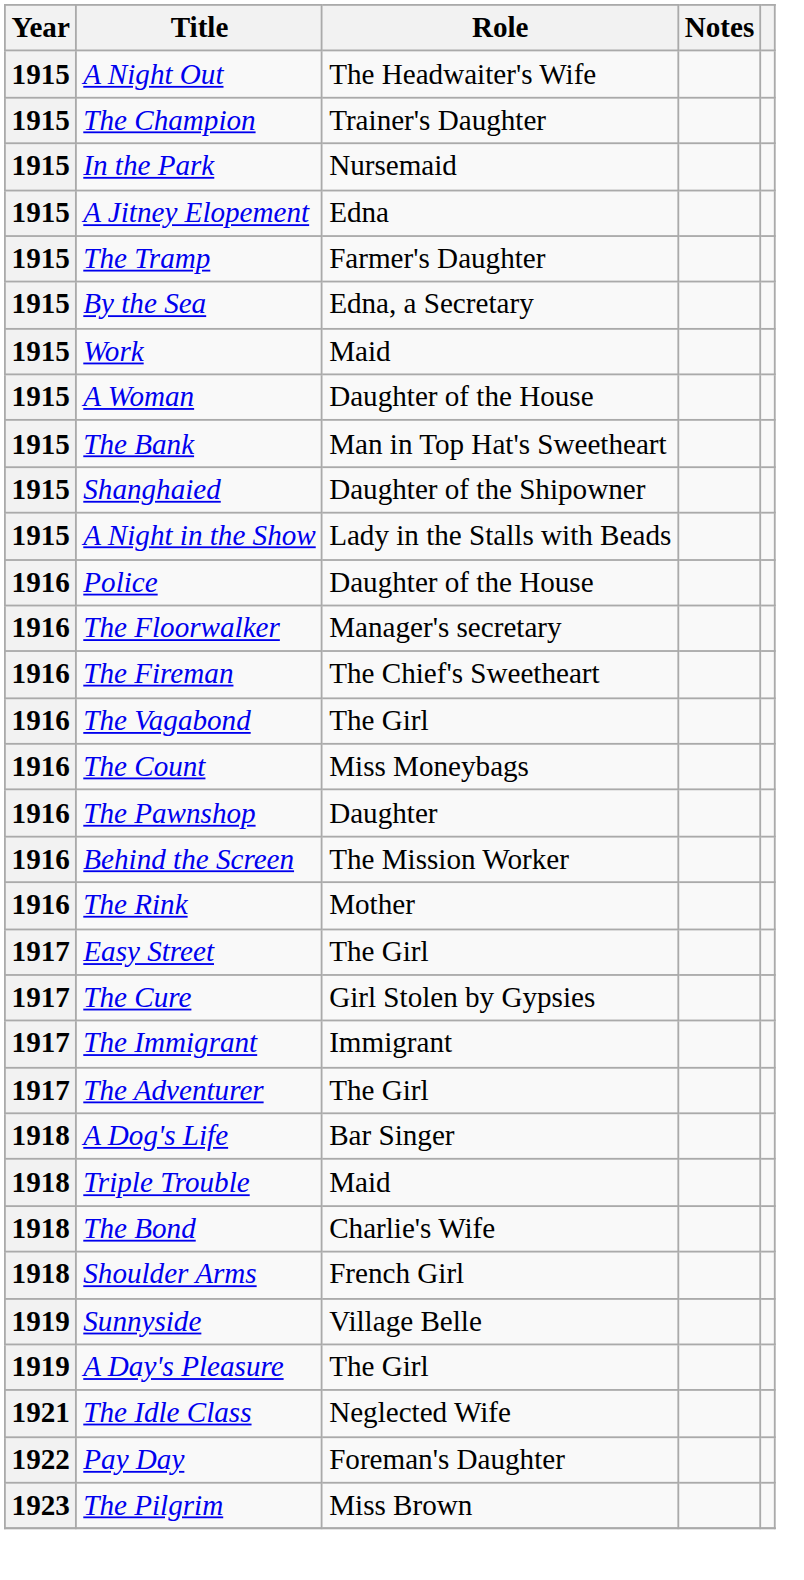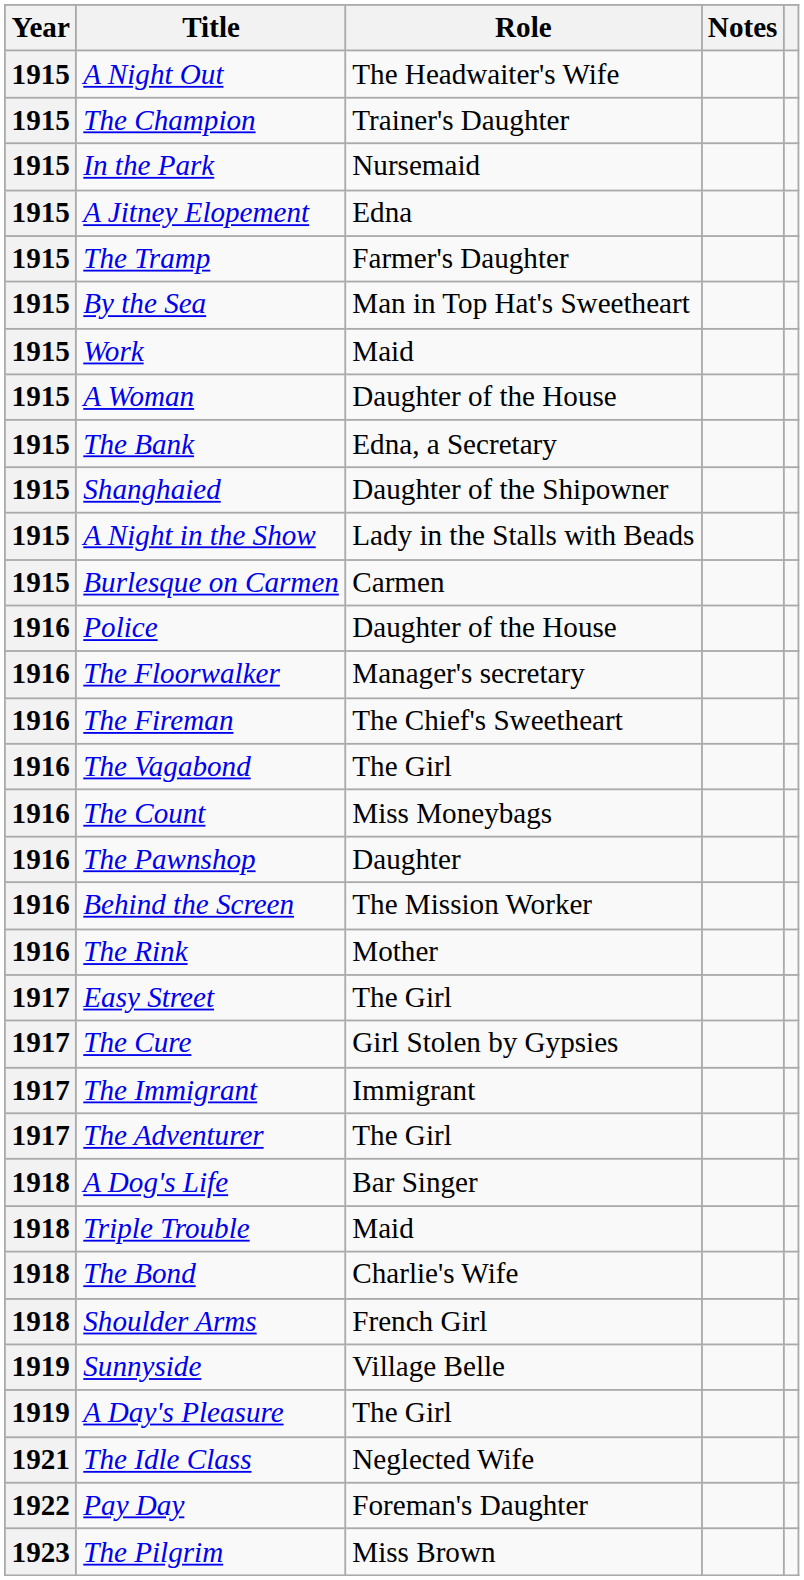(431, 304) Edna, a Secretary -> (521, 304) Man in Top Hat's Sweetheart
(498, 443) Man in Top Hat's Sweetheart -> (455, 443) Edna, a Secretary
+ row: (211, 581)
